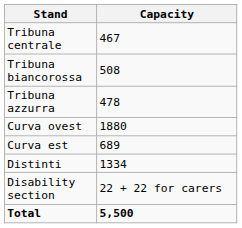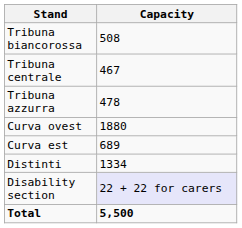rows swapped: (34, 39) <-> (45, 70)
(161, 188) no background -> (161, 188) lavender background
